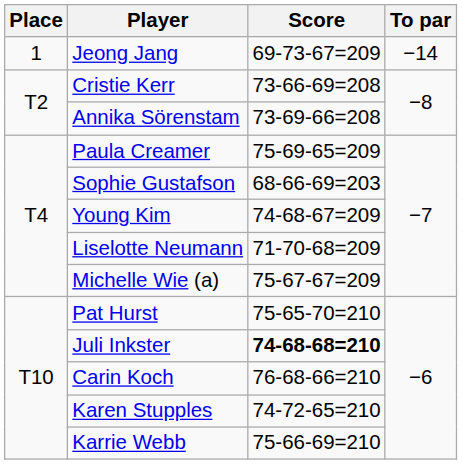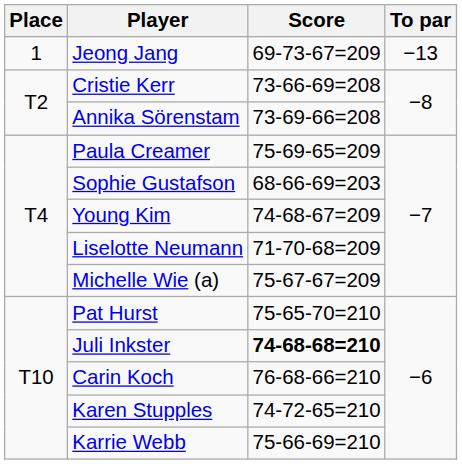(421, 53) −14 -> (421, 53) −13
